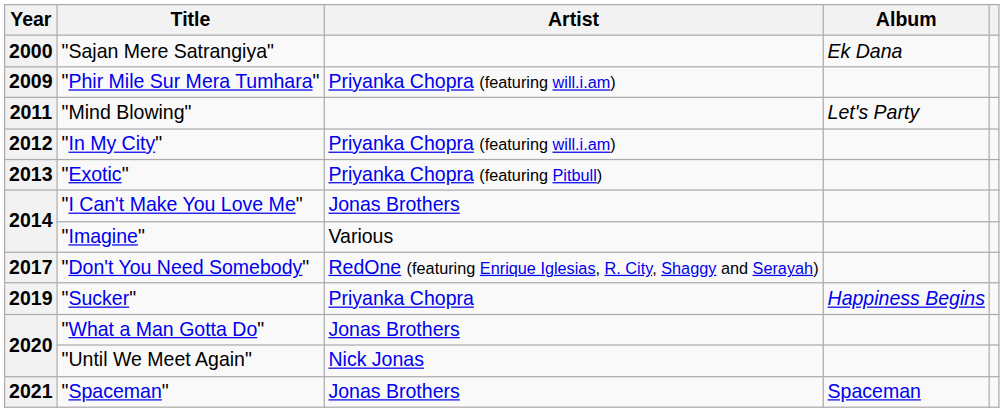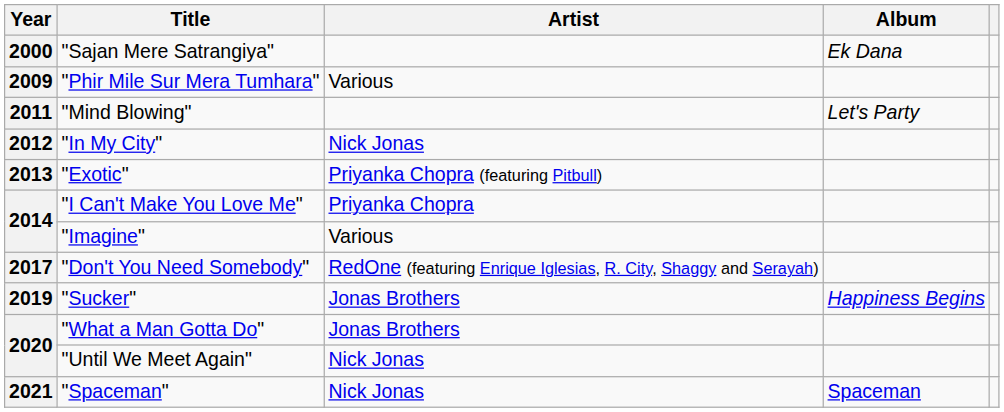(472, 81) Priyanka Chopra (featuring will.i.am) -> (361, 81) Various
(472, 143) Priyanka Chopra (featuring will.i.am) -> (376, 143) Nick Jonas
(394, 205) Jonas Brothers -> (401, 205) Priyanka Chopra
(401, 298) Priyanka Chopra -> (394, 298) Jonas Brothers
(394, 391) Jonas Brothers -> (376, 391) Nick Jonas
